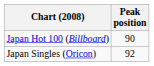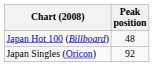(130, 38) 90 -> (130, 38) 48
